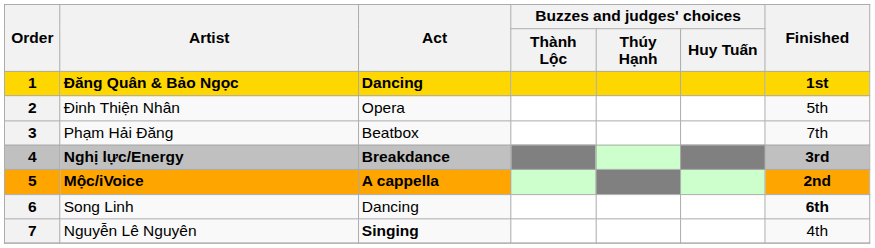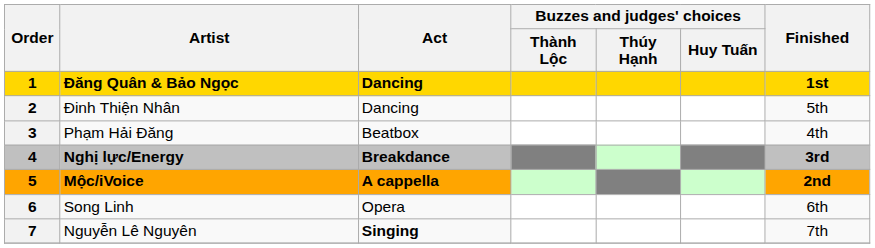(383, 108) Opera -> (390, 108) Dancing
(817, 132) 7th -> (817, 132) 4th
(390, 206) Dancing -> (383, 206) Opera
(817, 206) bold -> (817, 206) normal
(817, 231) 4th -> (817, 231) 7th
